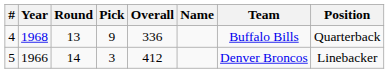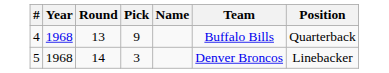- column: (152, 15)
(35, 57) 1966 -> (59, 57) 1968
